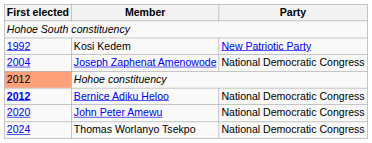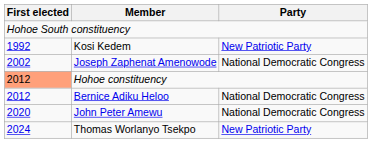(19, 63) 2004 -> (19, 63) 2002
(19, 96) bold -> (19, 96) normal
(293, 130) National Democratic Congress -> (266, 130) New Patriotic Party
